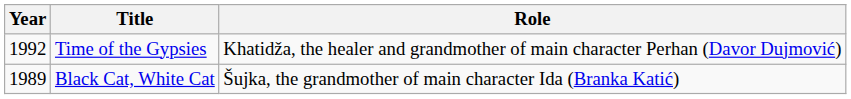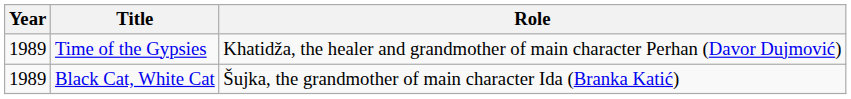(28, 49) 1992 -> (28, 49) 1989
